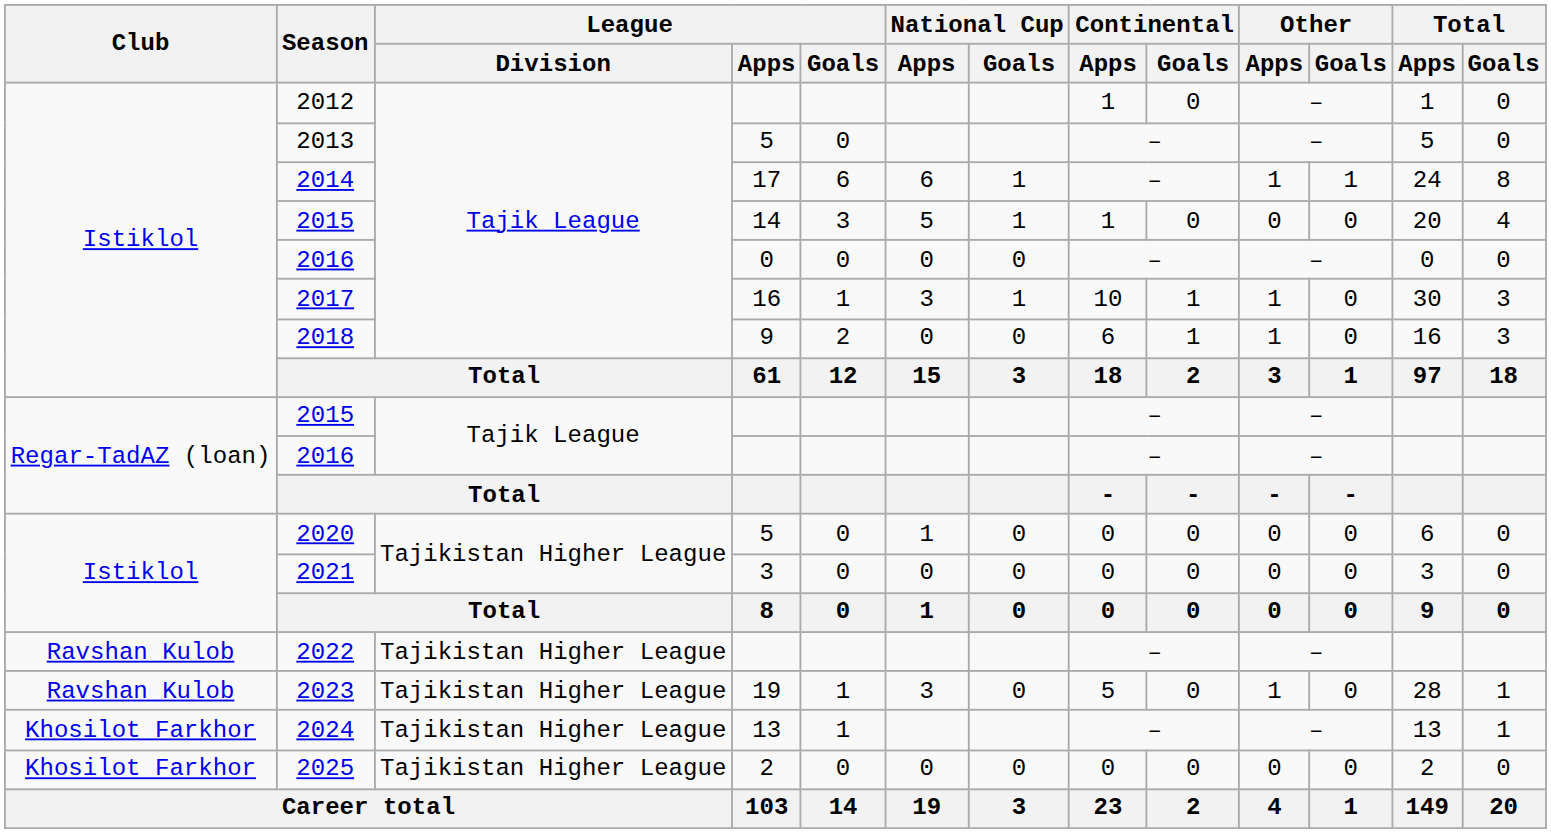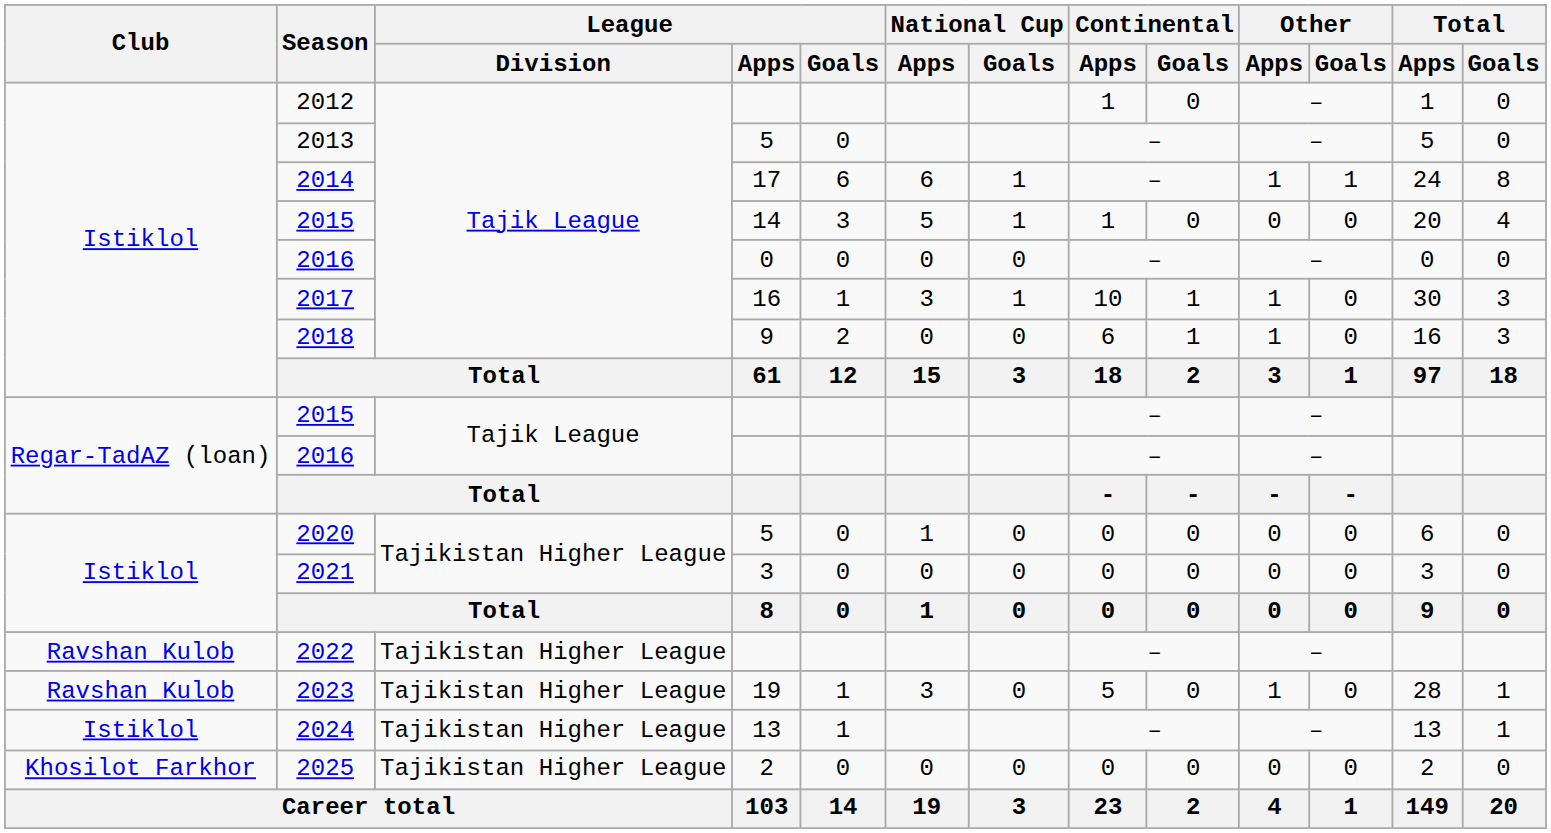(141, 730) Khosilot Farkhor -> (141, 730) Istiklol
